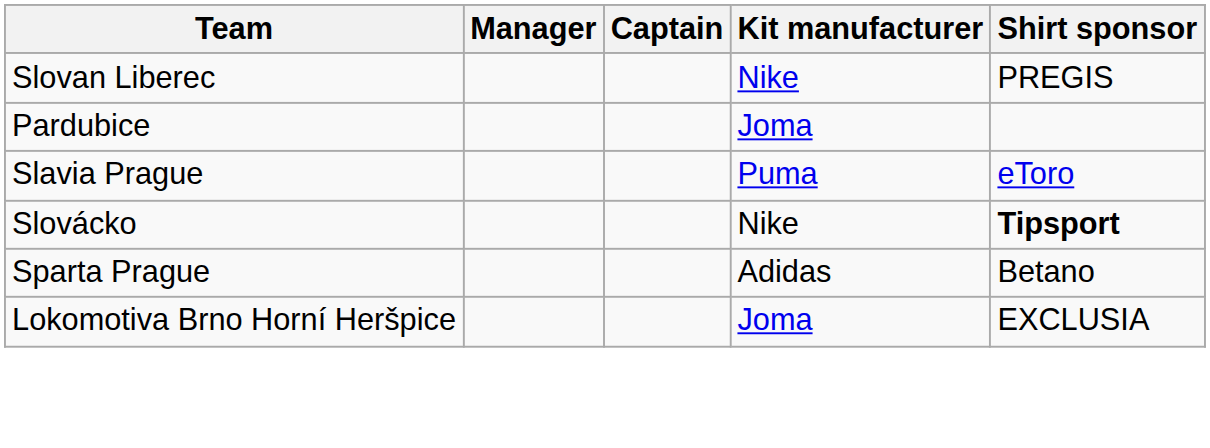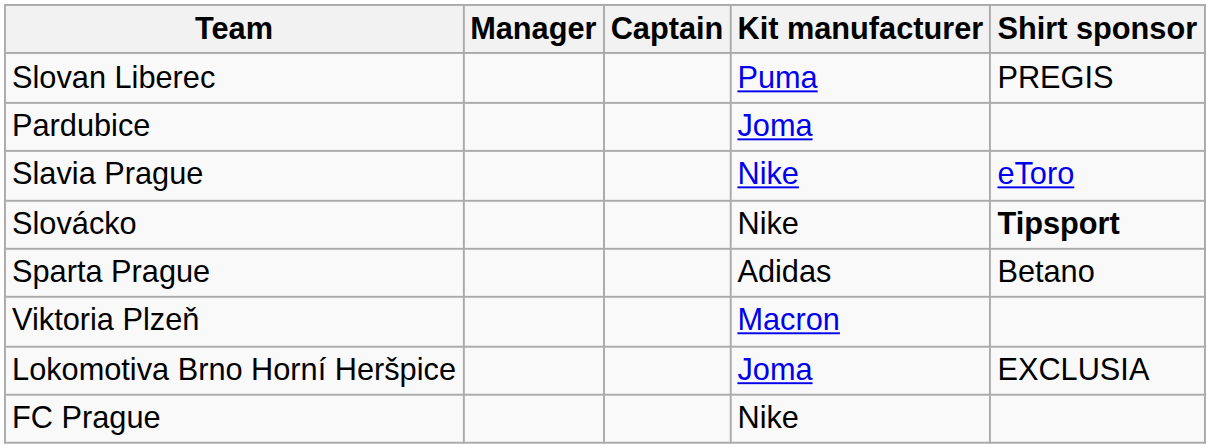(768, 77) Nike -> (778, 77) Puma
(778, 175) Puma -> (768, 175) Nike
+ row: (106, 321)
+ row: (86, 418)
